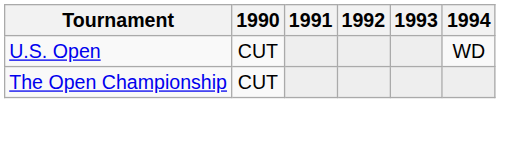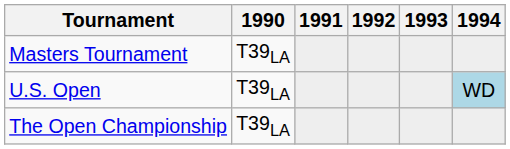+ row: (98, 54)
(258, 51) CUT -> (263, 90) T39LA
(469, 51) no background -> (479, 90) lightblue background
(258, 82) CUT -> (263, 126) T39LA
